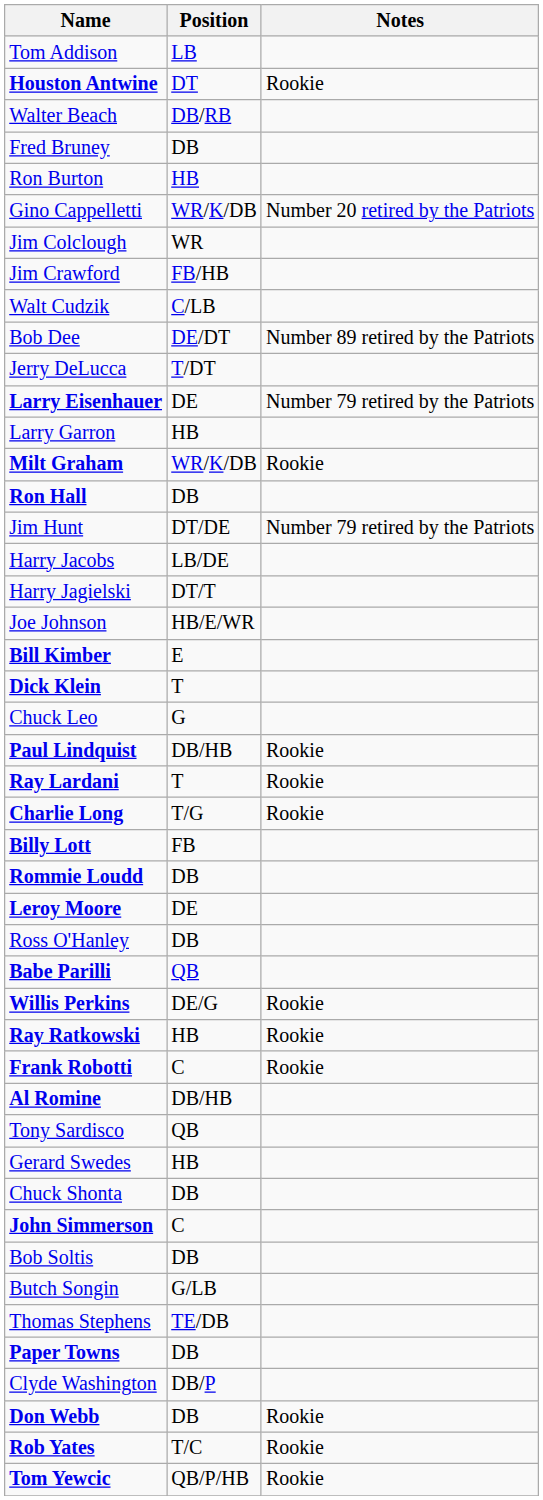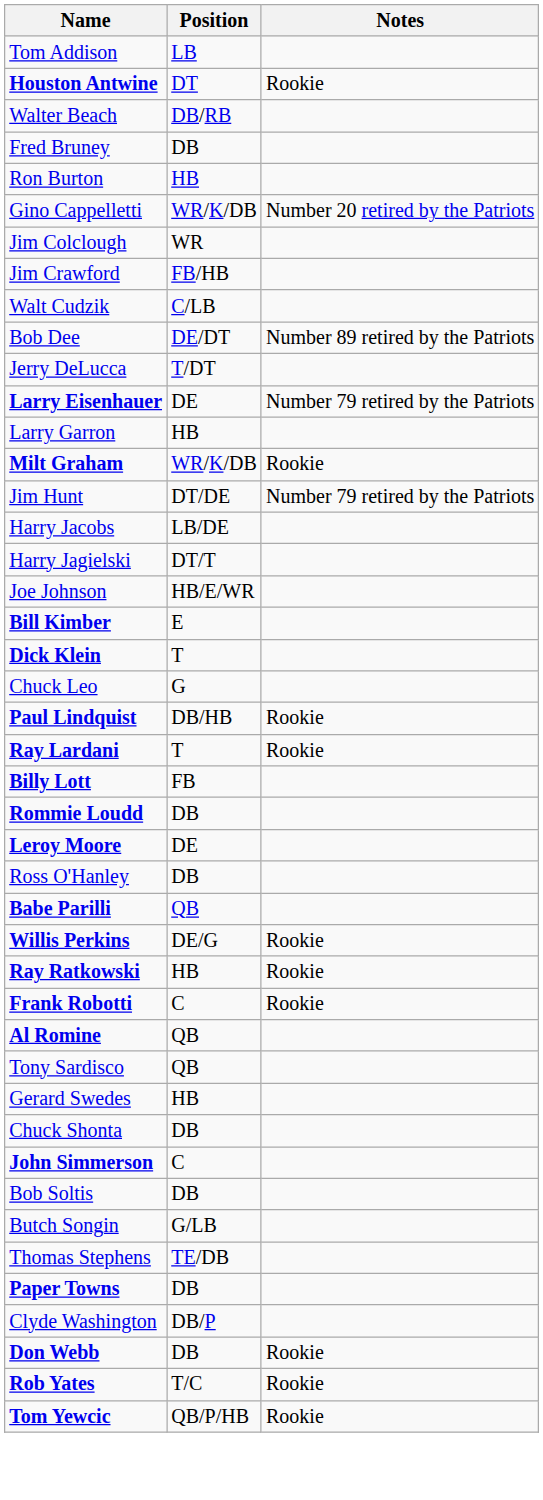- row: (48, 496)
- row: (66, 813)
(202, 1098) DB/HB -> (185, 1035) QB
